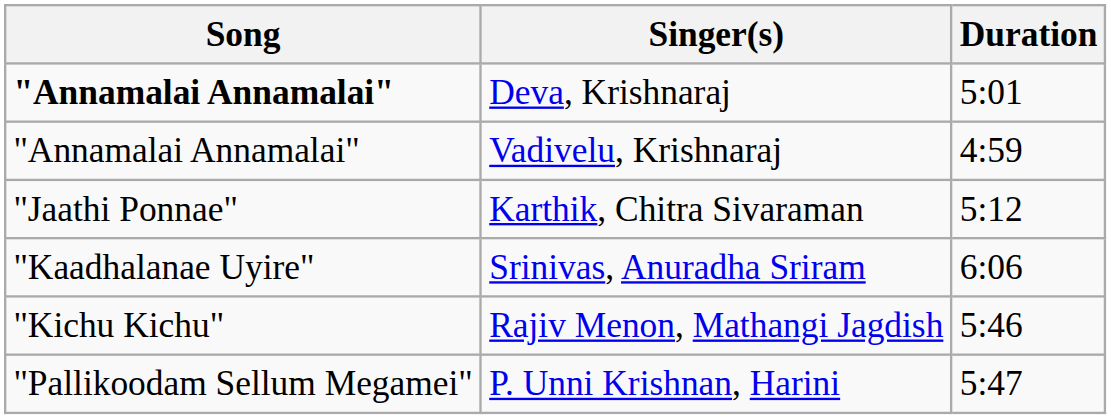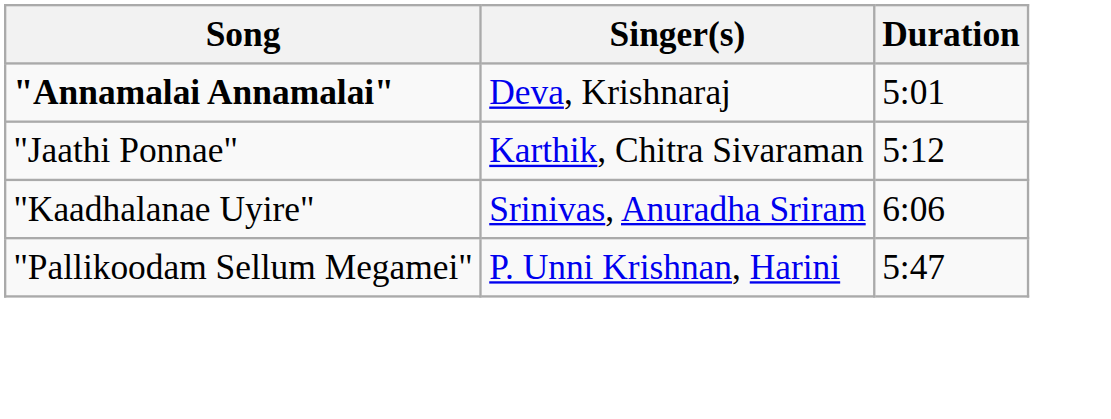- row: (636, 150)
- row: (716, 325)
